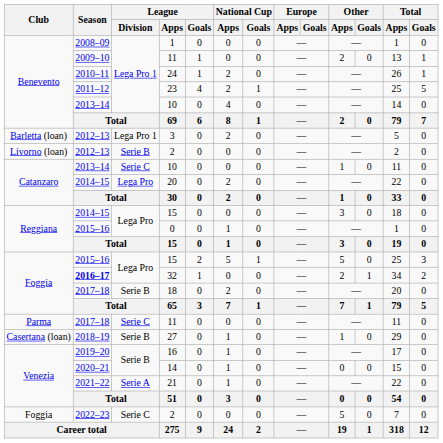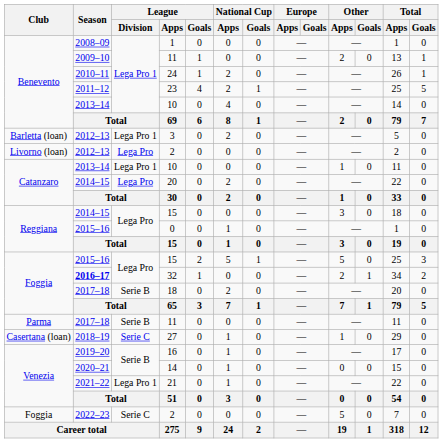(135, 151) Serie B -> (135, 151) Lega Pro
(135, 167) Serie C -> (135, 167) Lega Pro 1
(135, 321) Serie C -> (135, 321) Serie B
(135, 337) Serie B -> (135, 337) Serie C
(135, 383) Serie A -> (135, 383) Lega Pro 1
